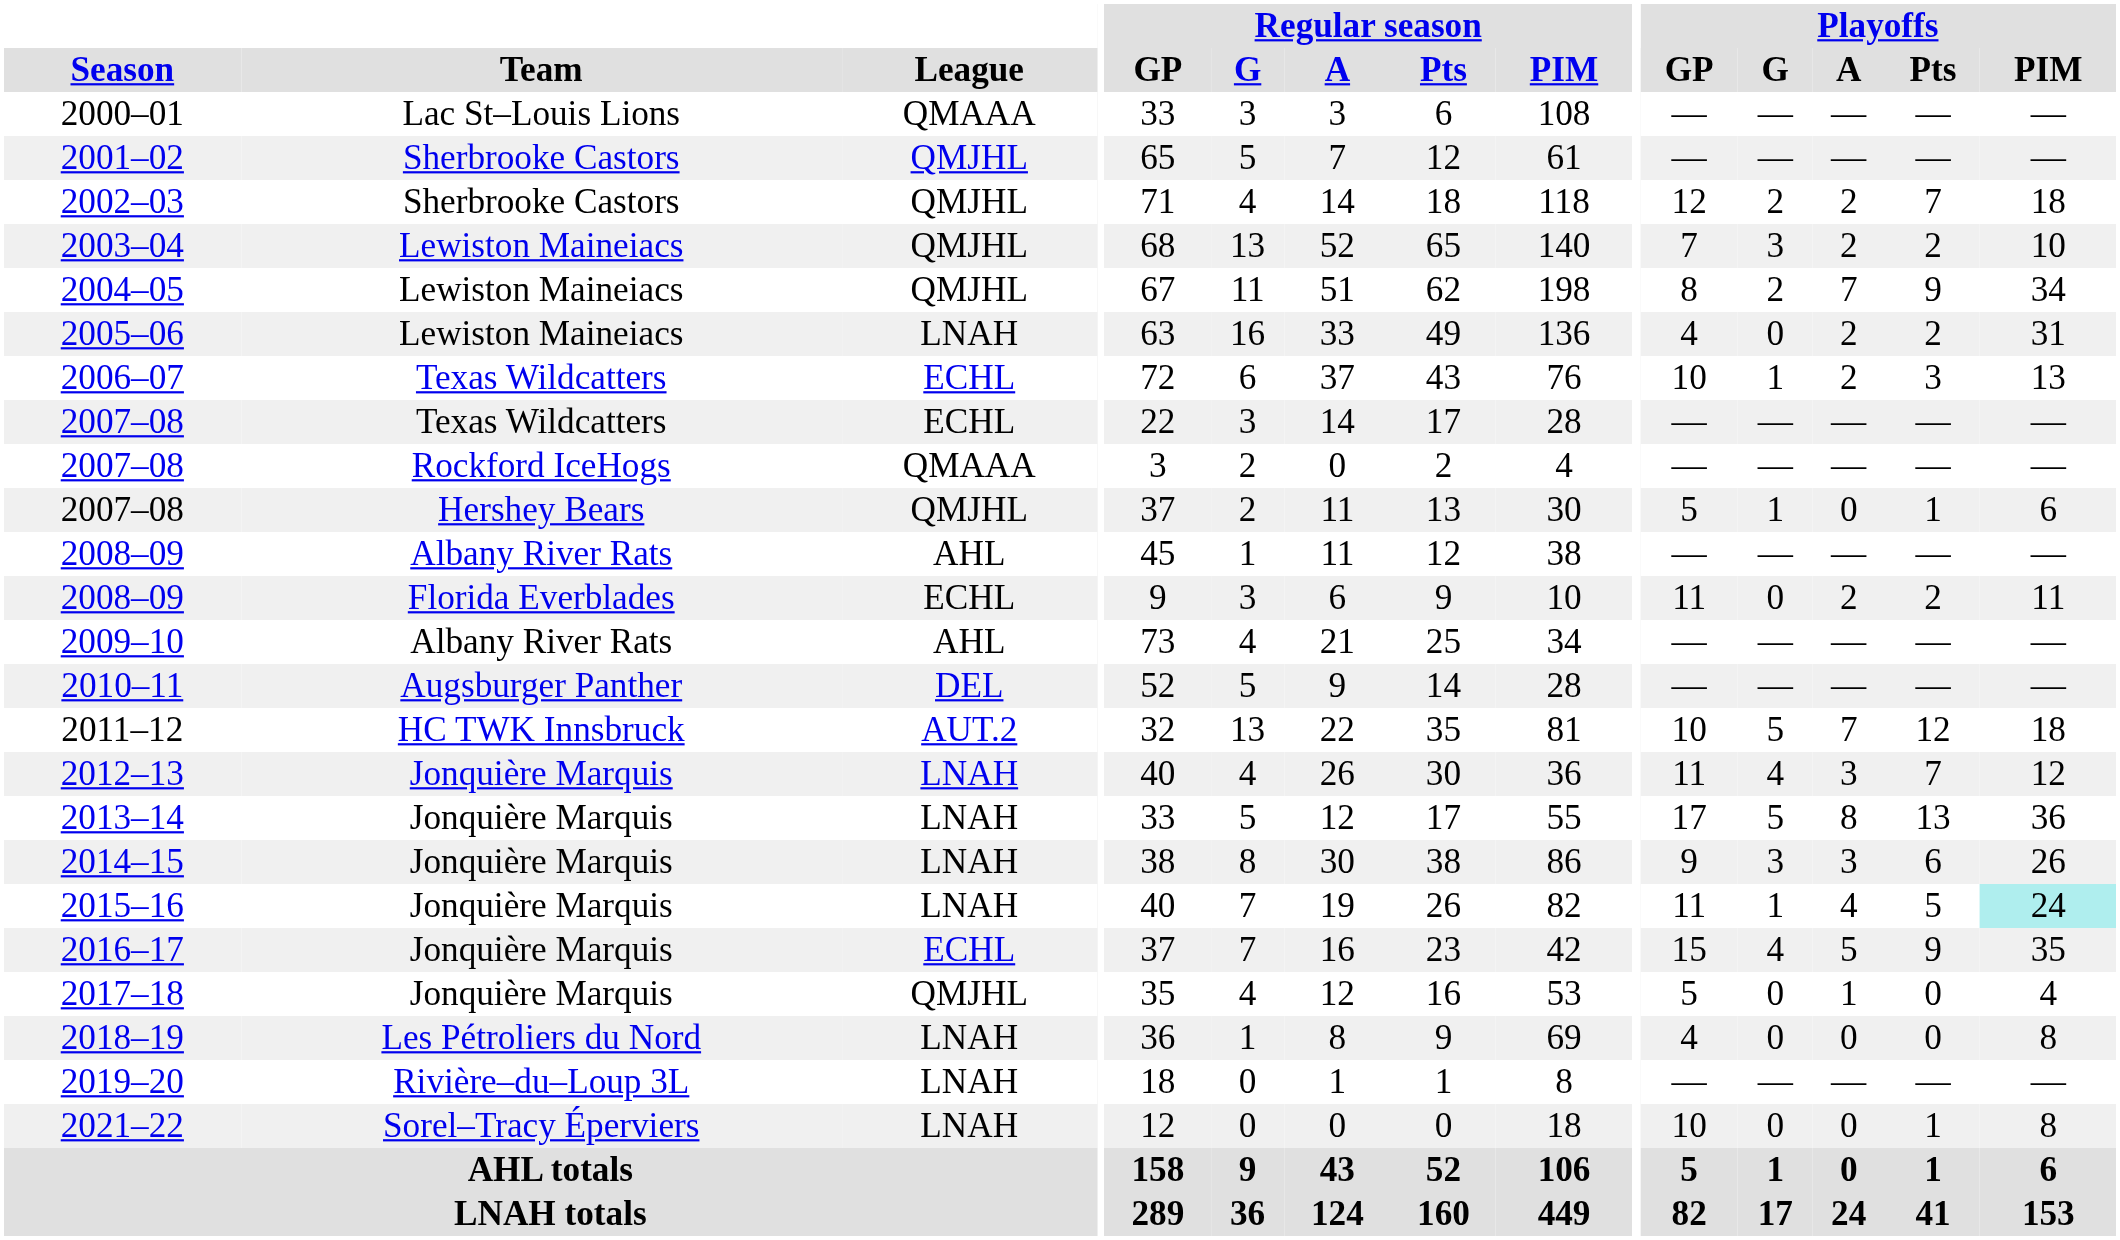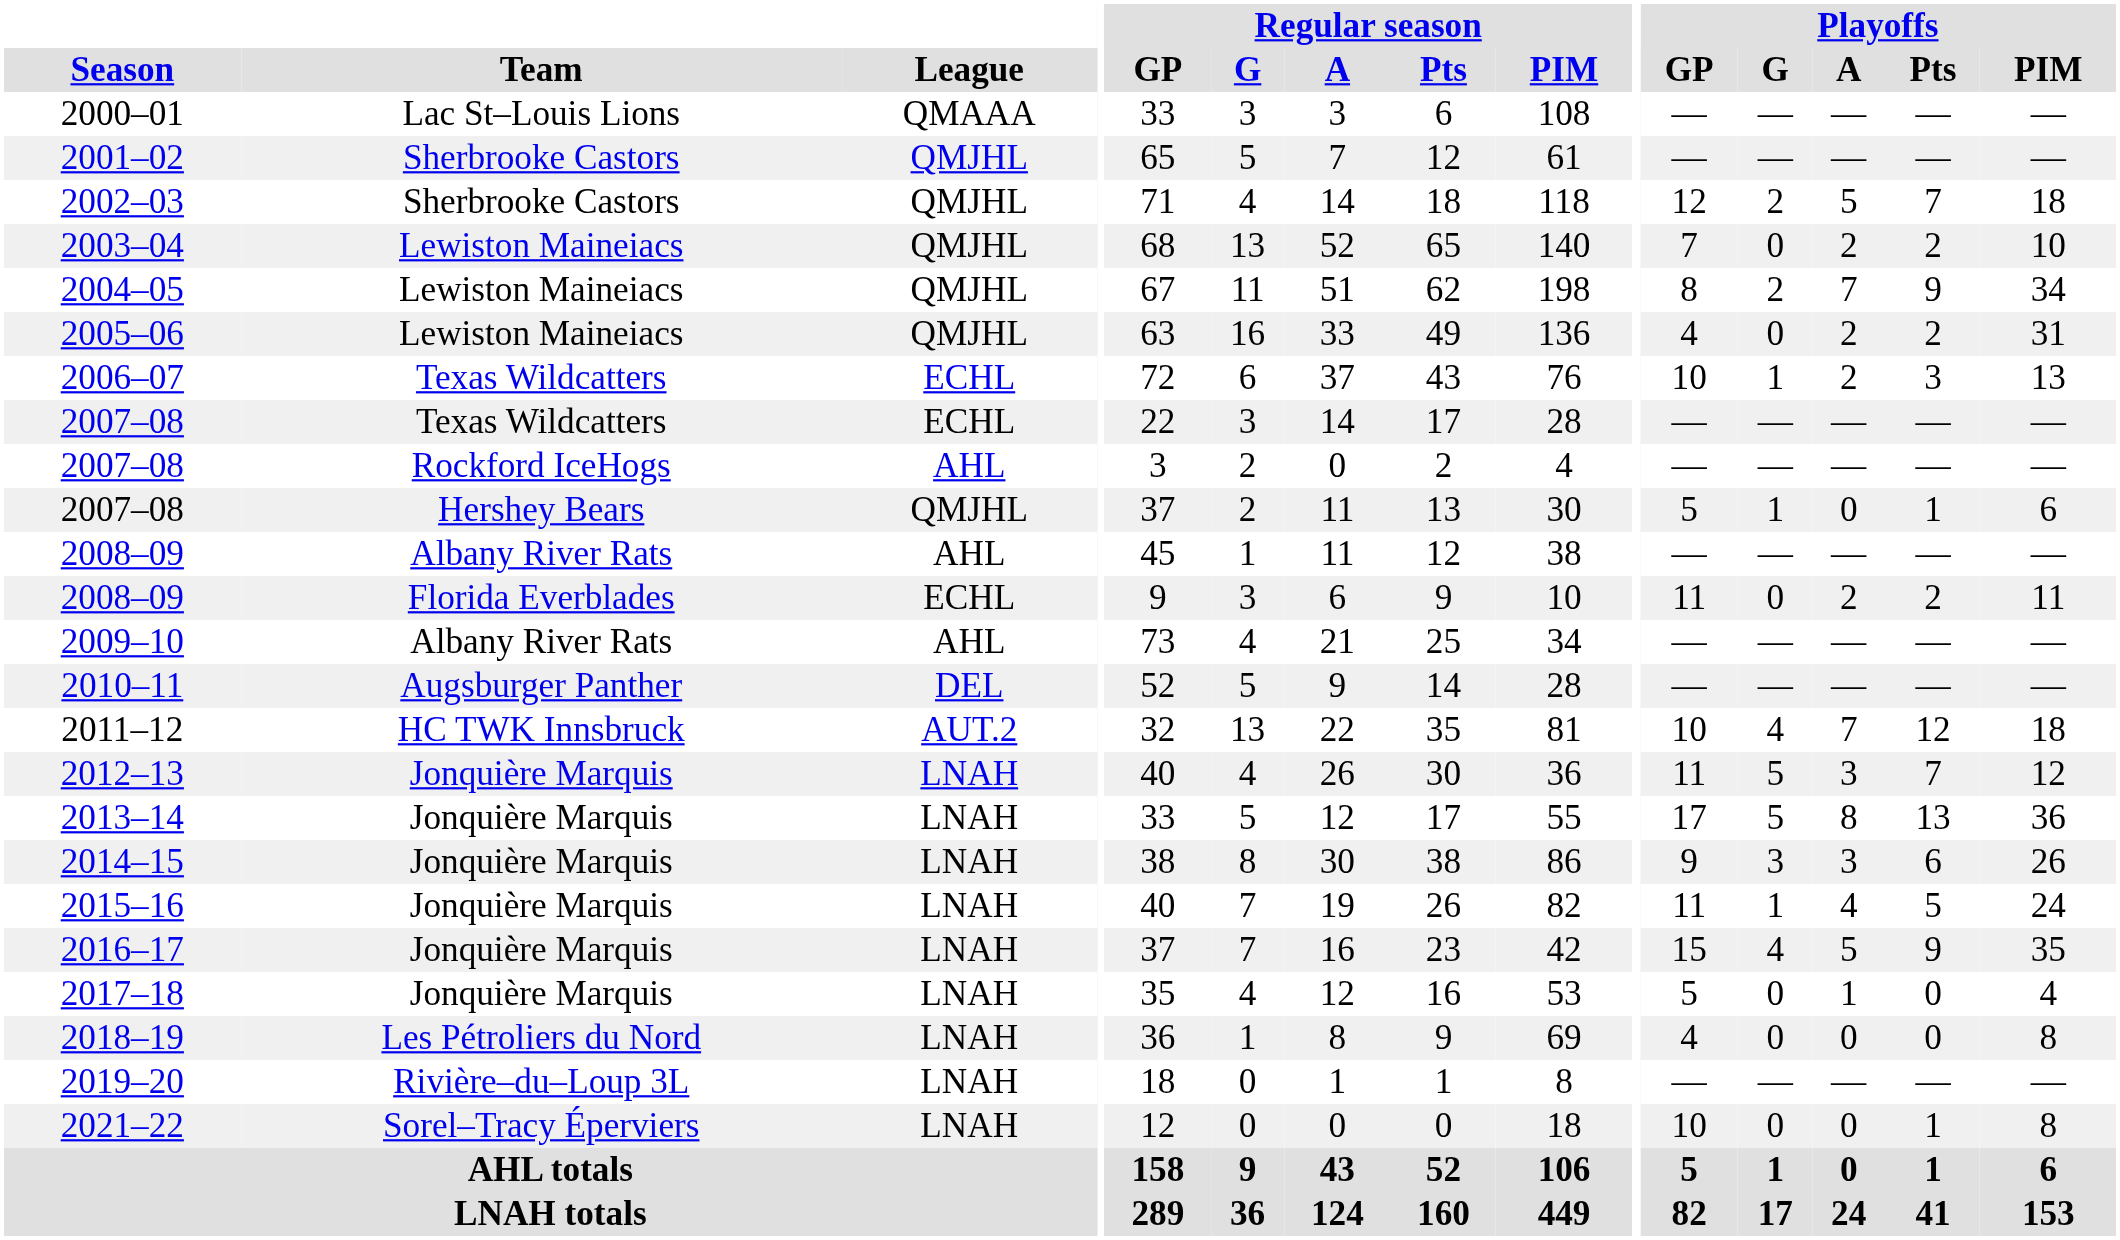(1849, 201) 2 -> (1849, 201) 5
(1775, 245) 3 -> (1775, 245) 0
(969, 333) LNAH -> (969, 333) QMJHL
(969, 465) QMAAA -> (969, 465) AHL
(1775, 729) 5 -> (1775, 729) 4
(1775, 773) 4 -> (1775, 773) 5
(2048, 905) paleturquoise background -> (2048, 905) no background
(969, 949) ECHL -> (969, 949) LNAH
(969, 993) QMJHL -> (969, 993) LNAH
